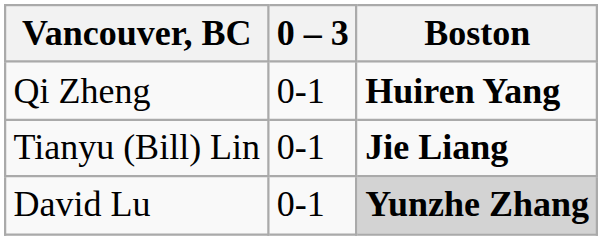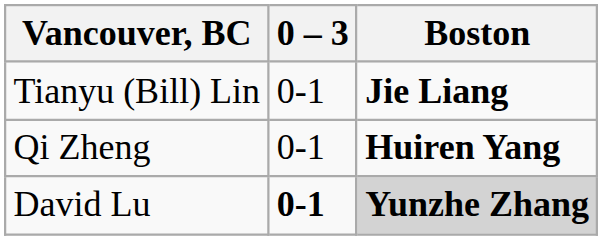rows swapped: (82, 90) <-> (137, 147)
(301, 204) normal -> (301, 204) bold
